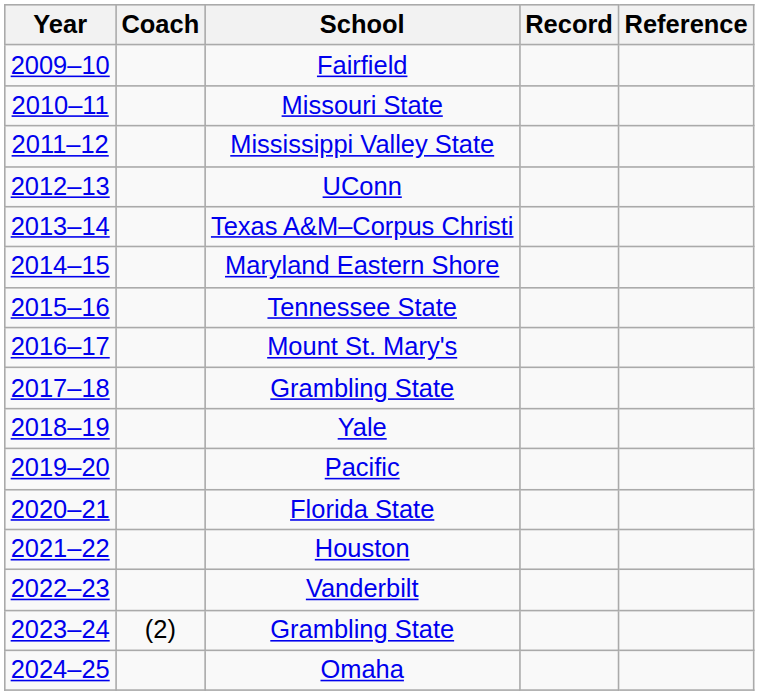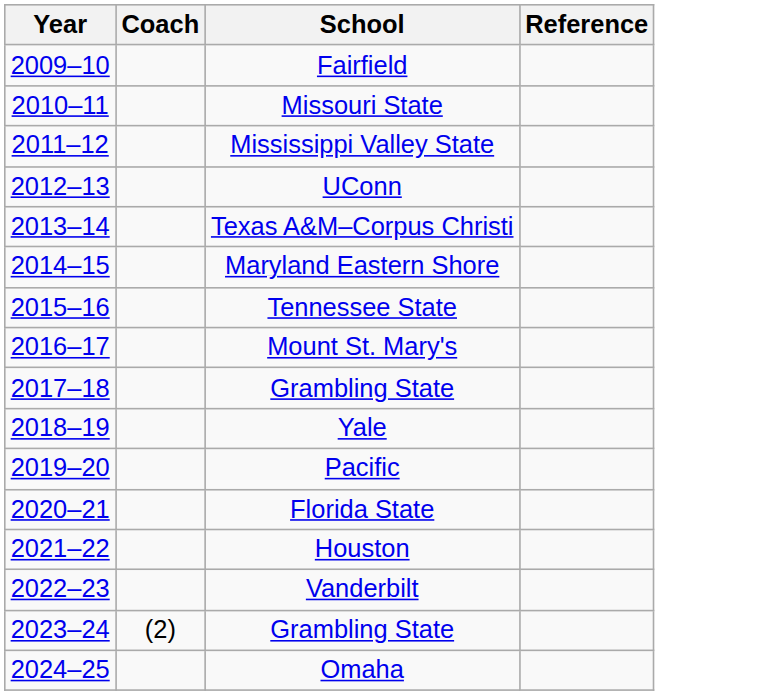- column: (569, 24)
